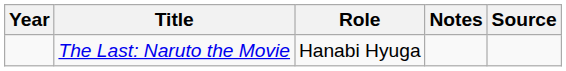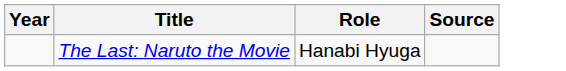- column: (456, 19)
